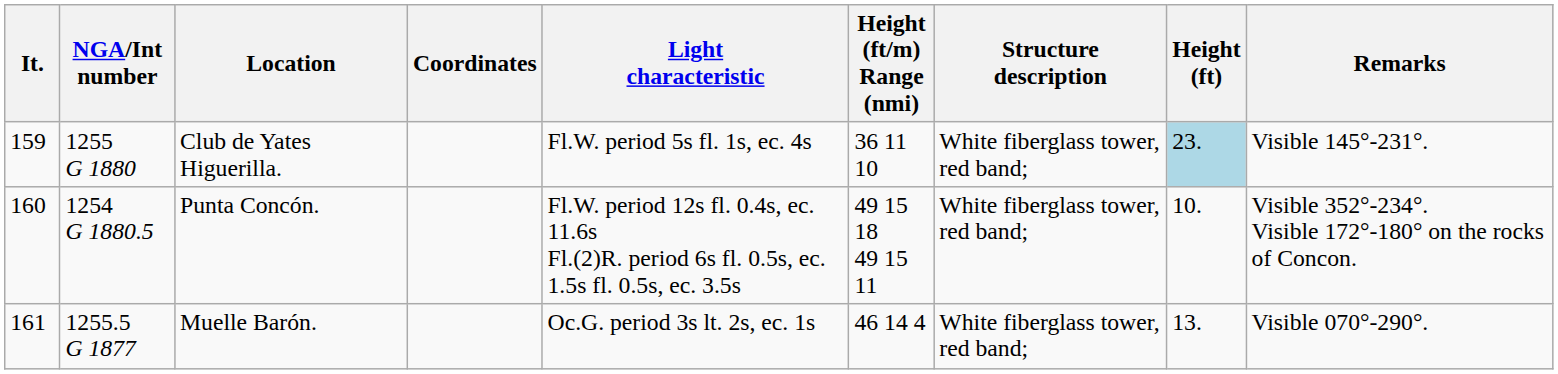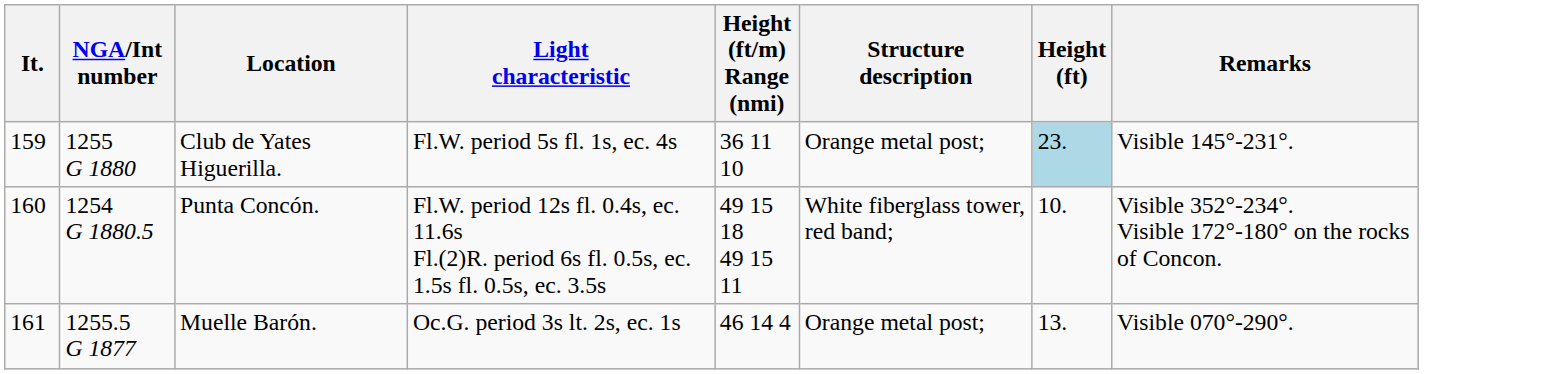- column: (475, 63)
(1049, 154) White fiberglass tower, red band; -> (895, 140) Orange metal post;
(1049, 335) White fiberglass tower, red band; -> (895, 322) Orange metal post;
